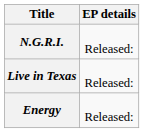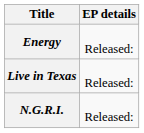rows swapped: (42, 41) <-> (42, 110)
